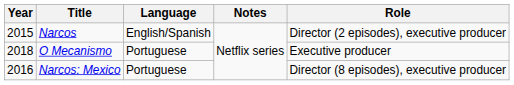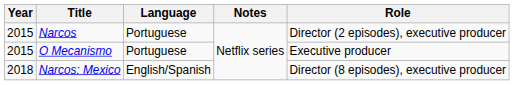(168, 32) English/Spanish -> (156, 32) Portuguese
(20, 51) 2018 -> (20, 51) 2015
(20, 70) 2016 -> (20, 70) 2018
(156, 70) Portuguese -> (168, 70) English/Spanish
